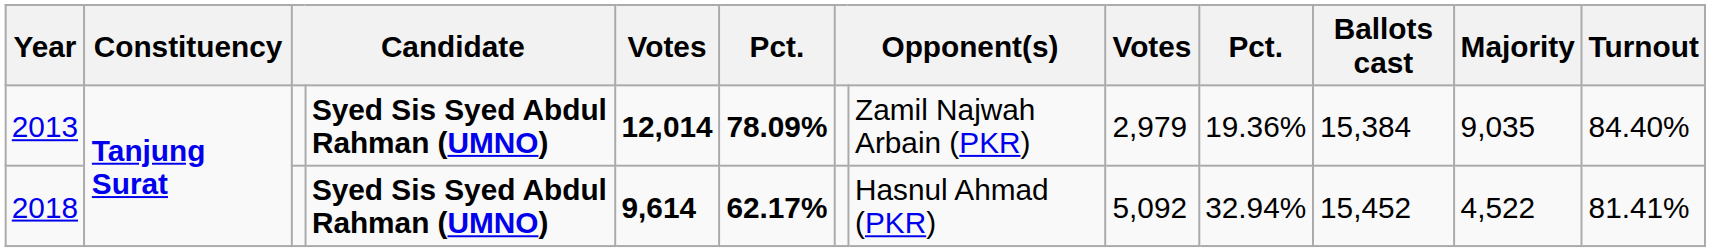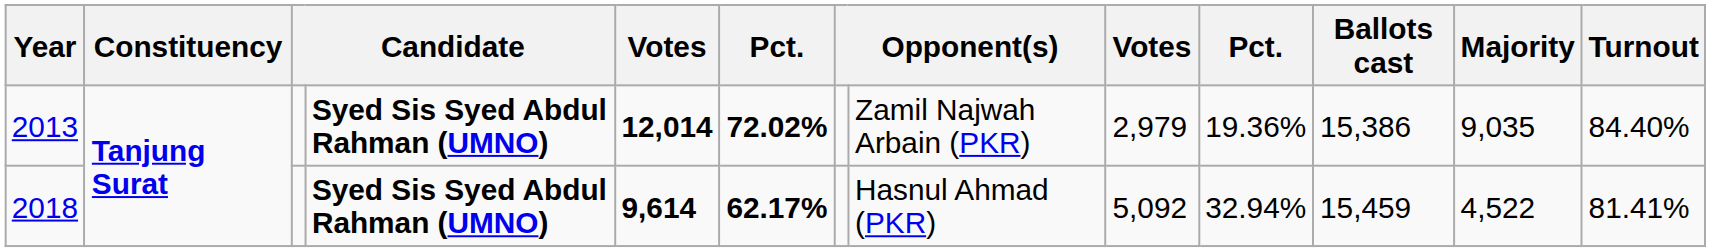(777, 126) 78.09% -> (777, 126) 72.02%
(1366, 126) 15,384 -> (1366, 126) 15,386
(1366, 206) 15,452 -> (1366, 206) 15,459
